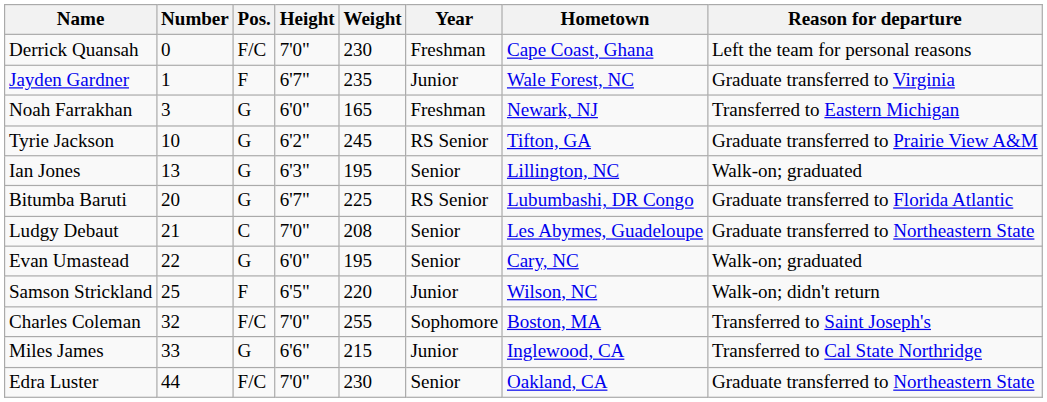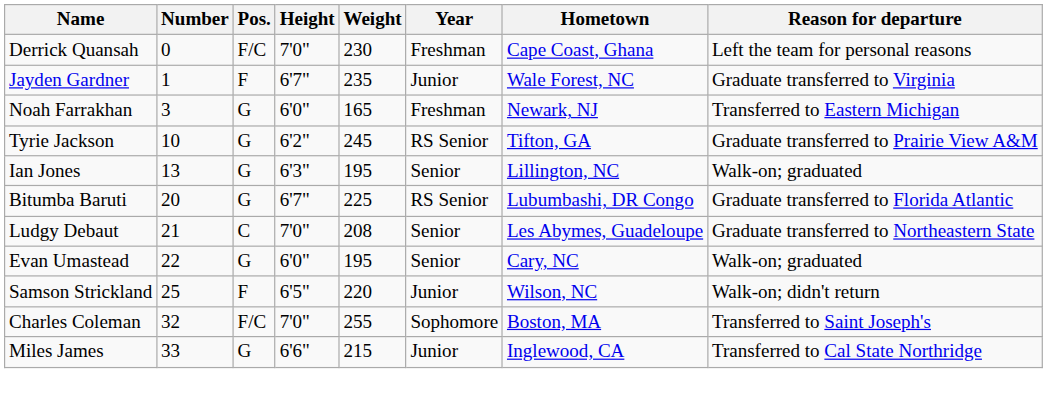- row: (54, 381)
